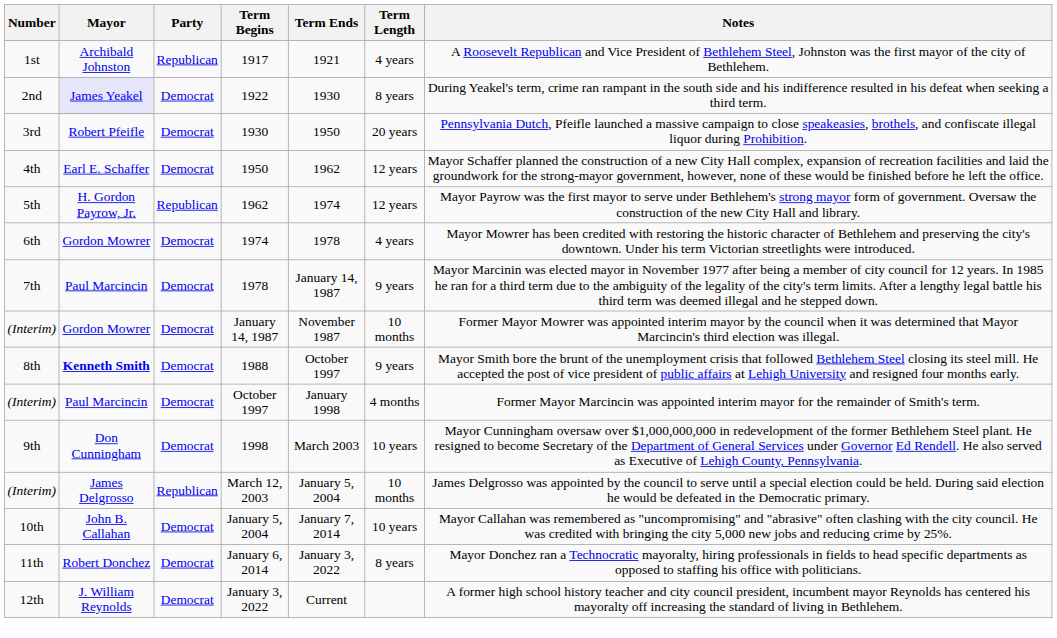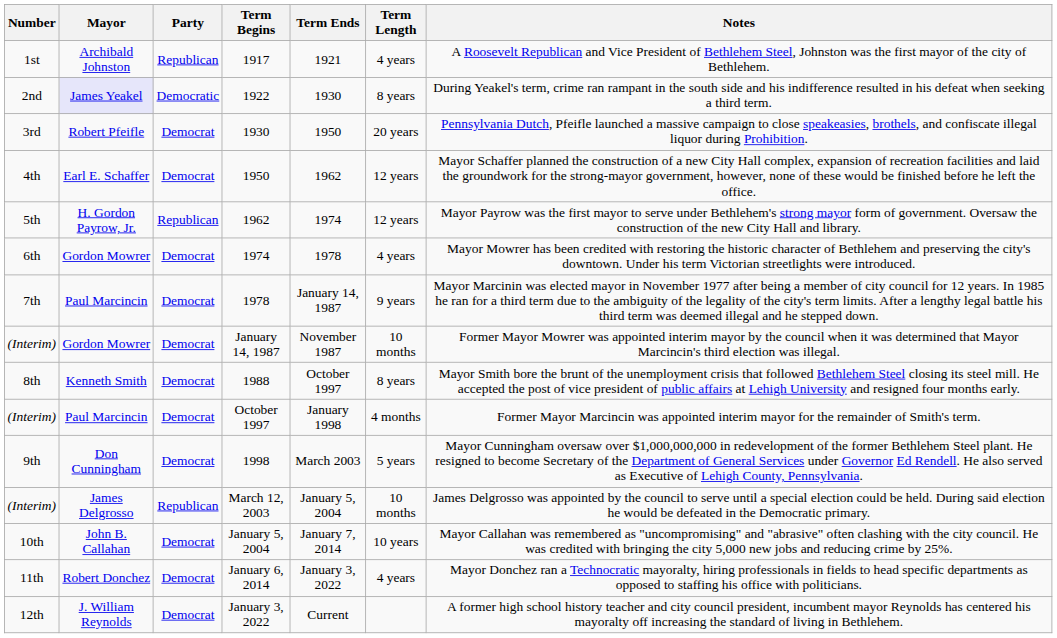(187, 95) Democrat -> (188, 95) Democratic
(106, 365) bold -> (106, 380) normal
(395, 365) 9 years -> (396, 380) 8 years
(395, 446) 10 years -> (396, 461) 5 years
(395, 563) 8 years -> (396, 578) 4 years
